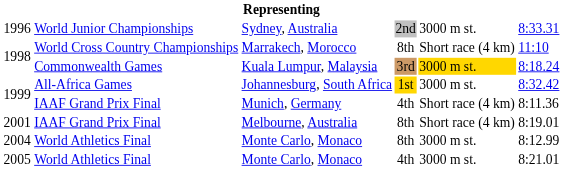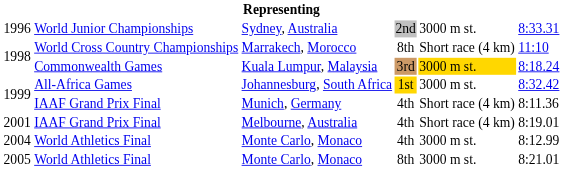(406, 122) 8th -> (406, 122) 4th
(406, 141) 8th -> (406, 141) 4th
(406, 159) 4th -> (406, 159) 8th
